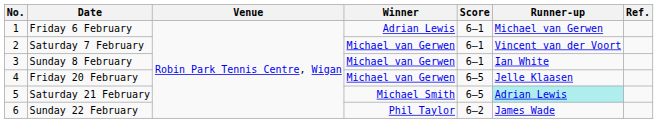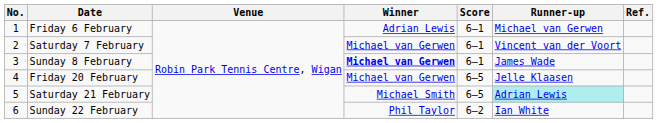(401, 61) normal -> (401, 61) bold
(522, 61) Ian White -> (525, 61) James Wade
(525, 110) James Wade -> (522, 110) Ian White
